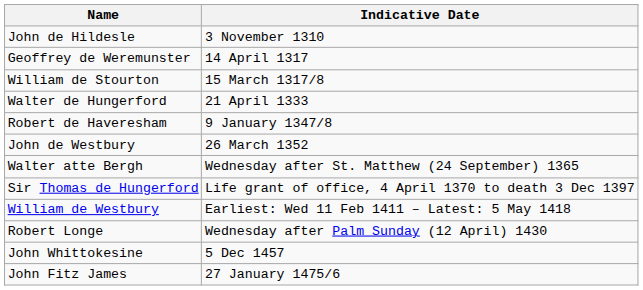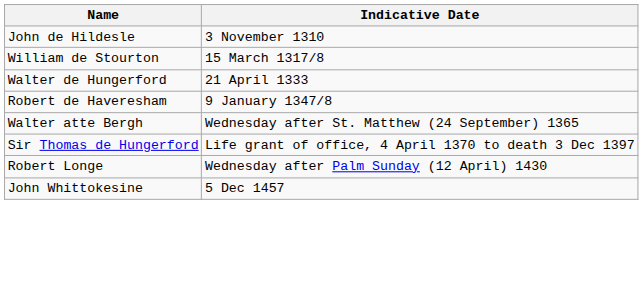- row: (99, 59)
- row: (71, 145)
- row: (83, 210)
- row: (67, 275)
